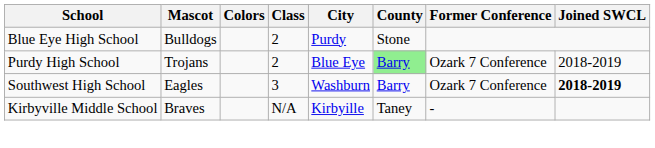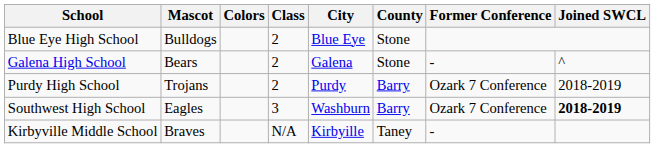(329, 39) Purdy -> (338, 39) Blue Eye
+ row: (67, 62)
(338, 62) Blue Eye -> (329, 85) Purdy
(393, 62) lightgreen background -> (393, 85) no background
